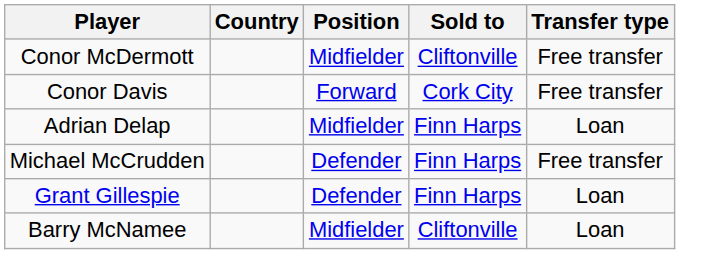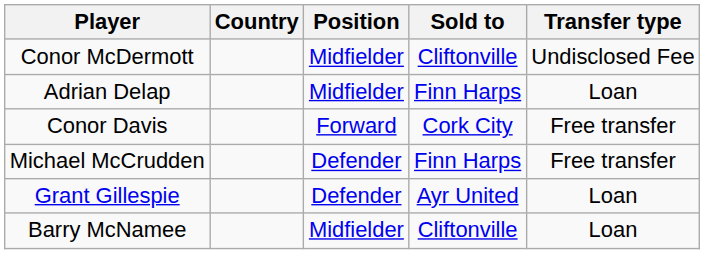(600, 56) Free transfer -> (613, 56) Undisclosed Fee
rows swapped: (107, 126) <-> (107, 91)
(468, 195) Finn Harps -> (468, 195) Ayr United
